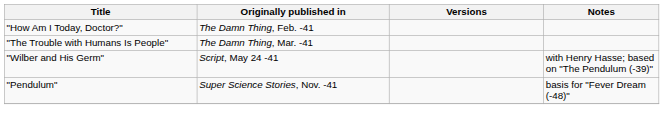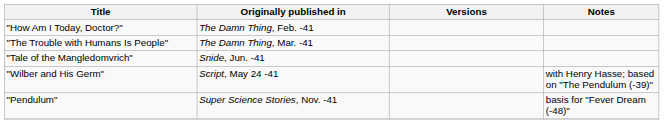+ row: (70, 58)
